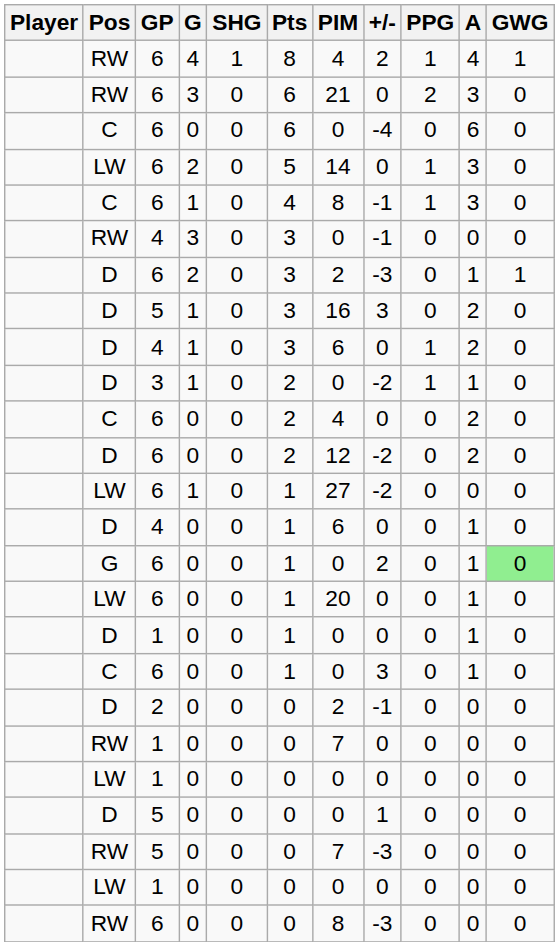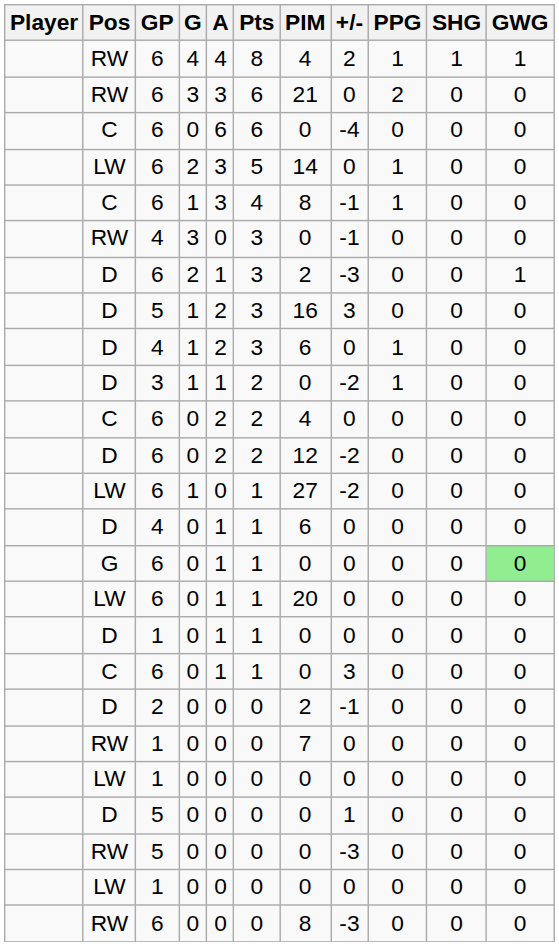columns swapped: (473, 22) <-> (237, 22)
(382, 563) 2 -> (349, 563) 0
(338, 851) 7 -> (305, 851) 0
